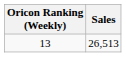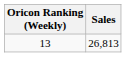(104, 43) 26,513 -> (104, 43) 26,813
